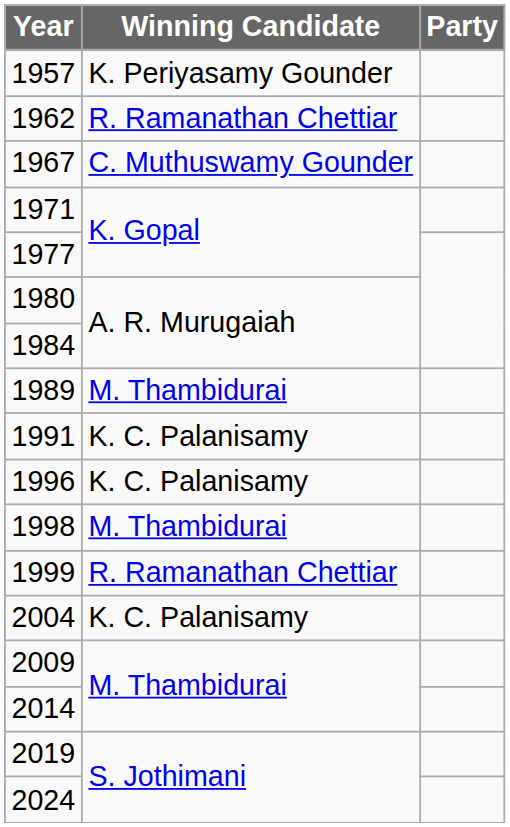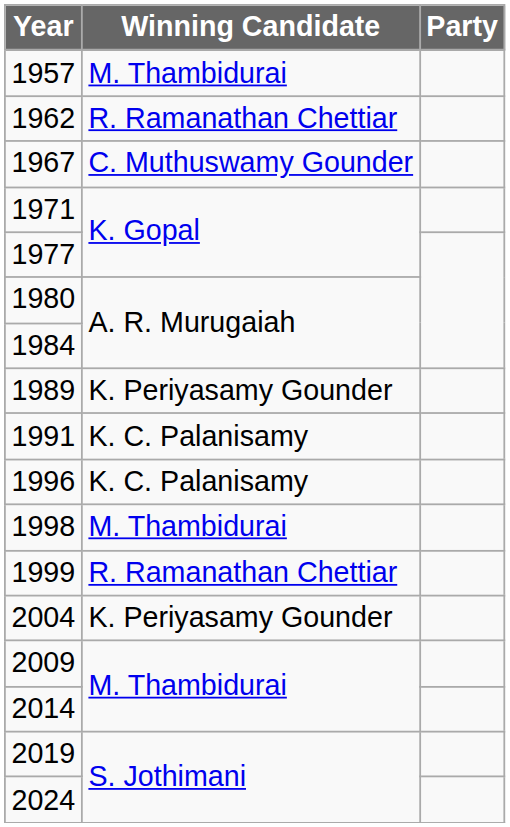(240, 72) K. Periyasamy Gounder -> (188, 72) M. Thambidurai
(188, 390) M. Thambidurai -> (240, 390) K. Periyasamy Gounder
(198, 617) K. C. Palanisamy -> (240, 617) K. Periyasamy Gounder
